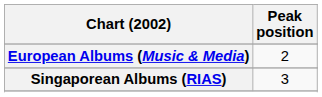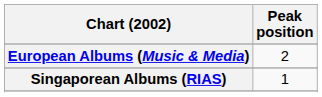(285, 79) 3 -> (285, 79) 1
